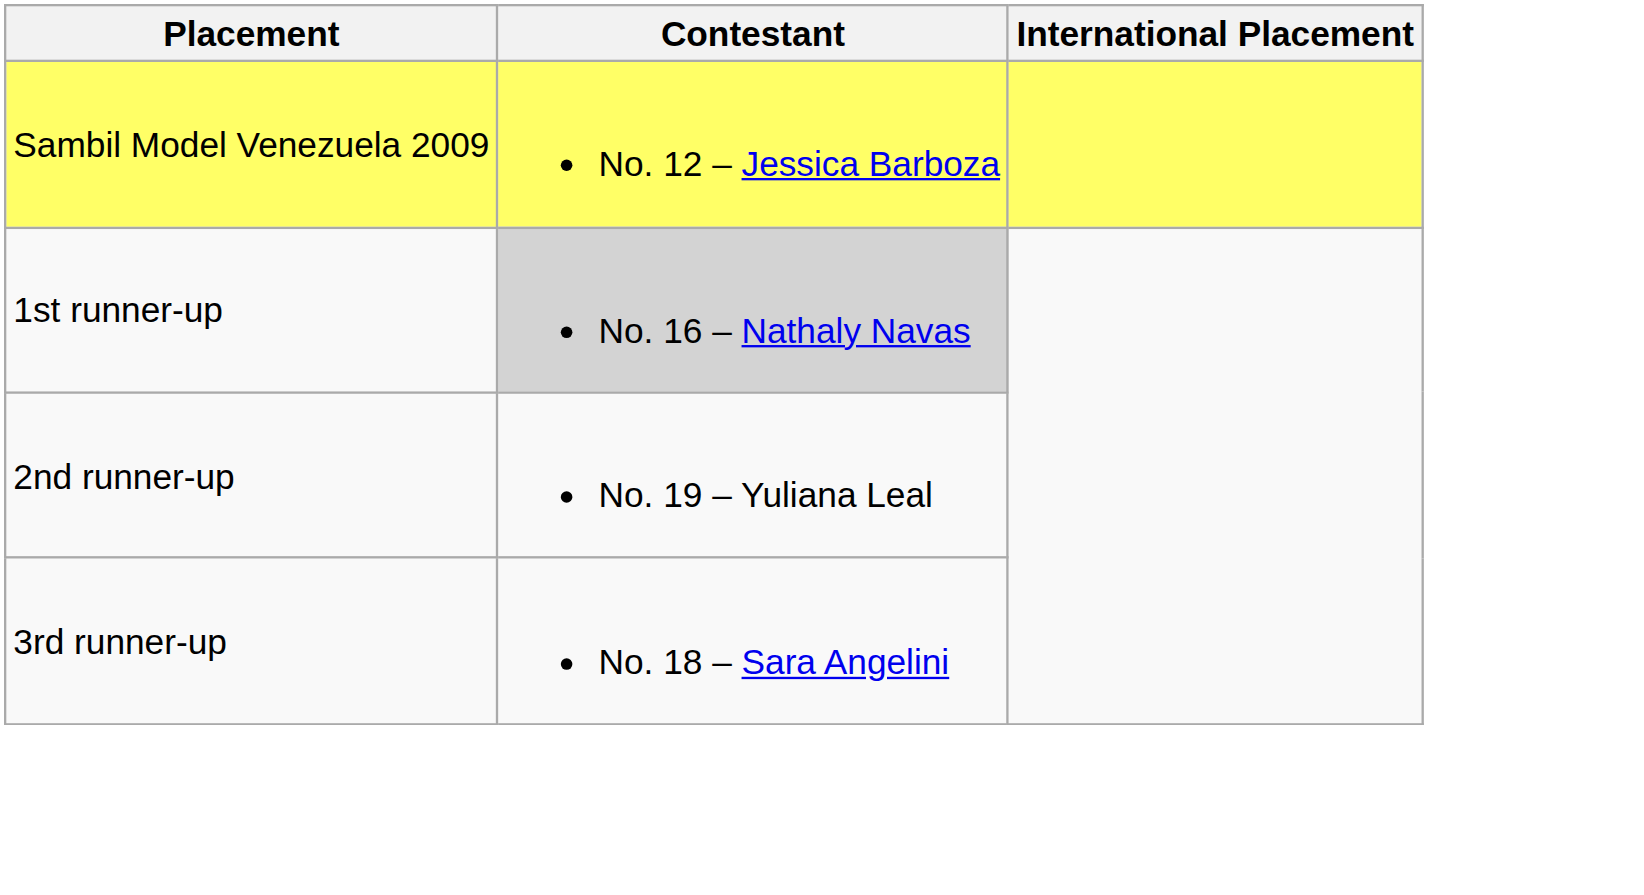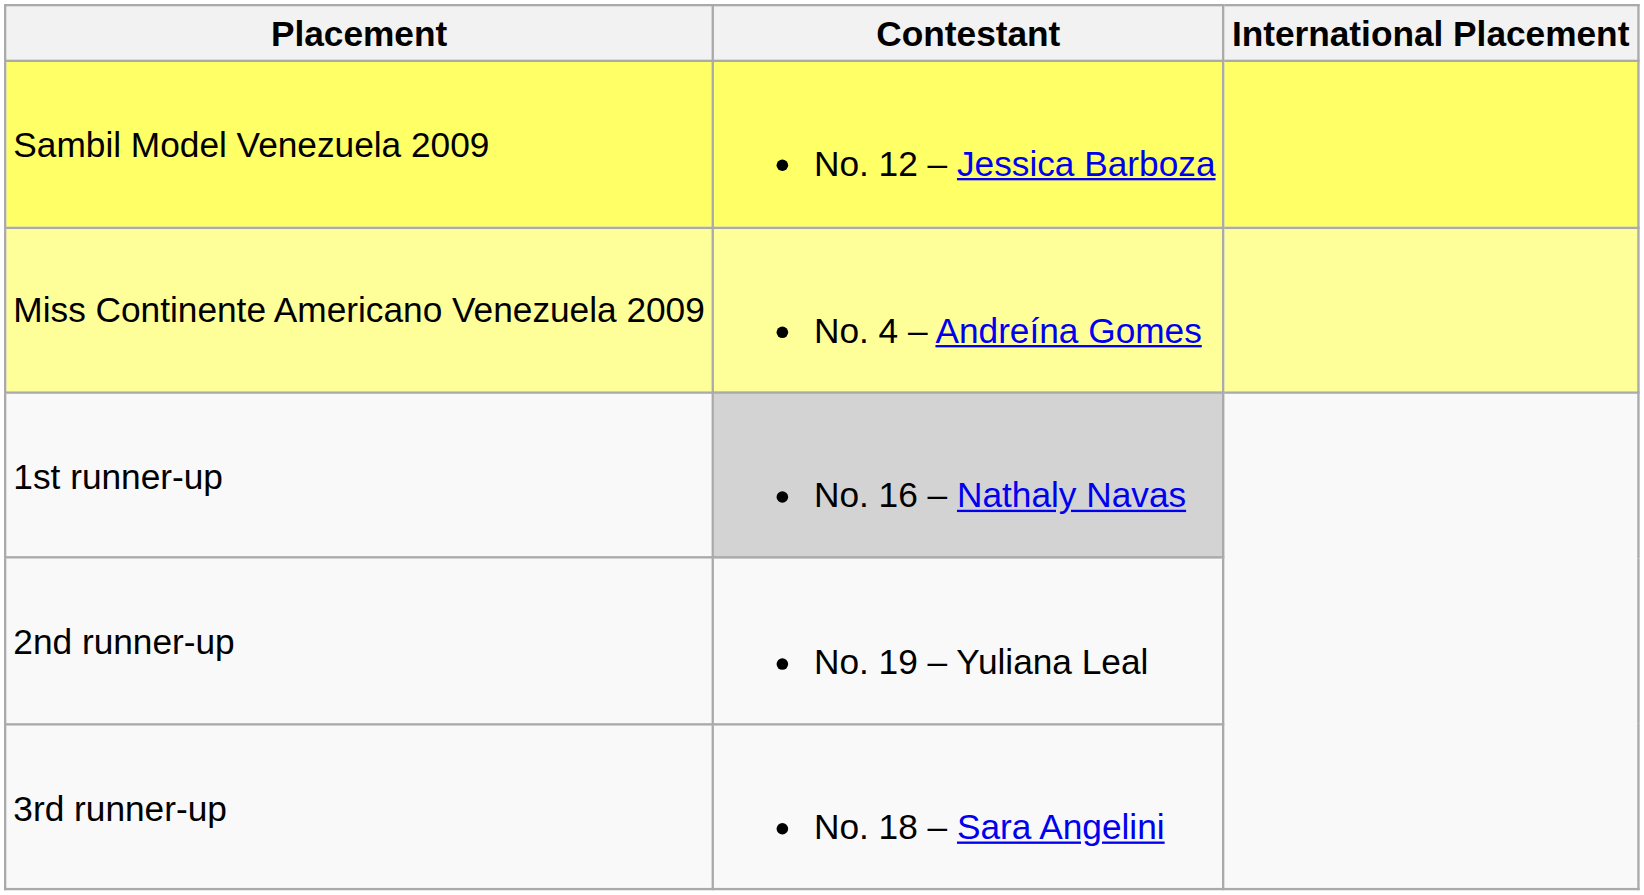+ row: (359, 310)
